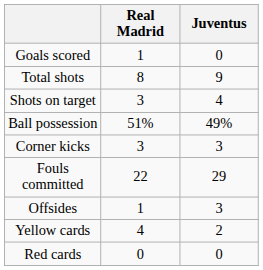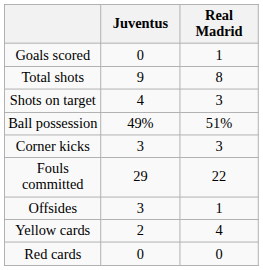columns swapped: (219, 24) <-> (140, 24)
